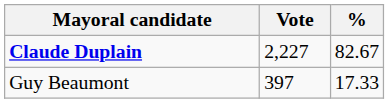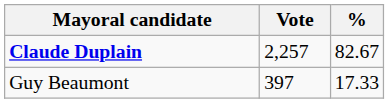(286, 51) 2,227 -> (286, 51) 2,257
